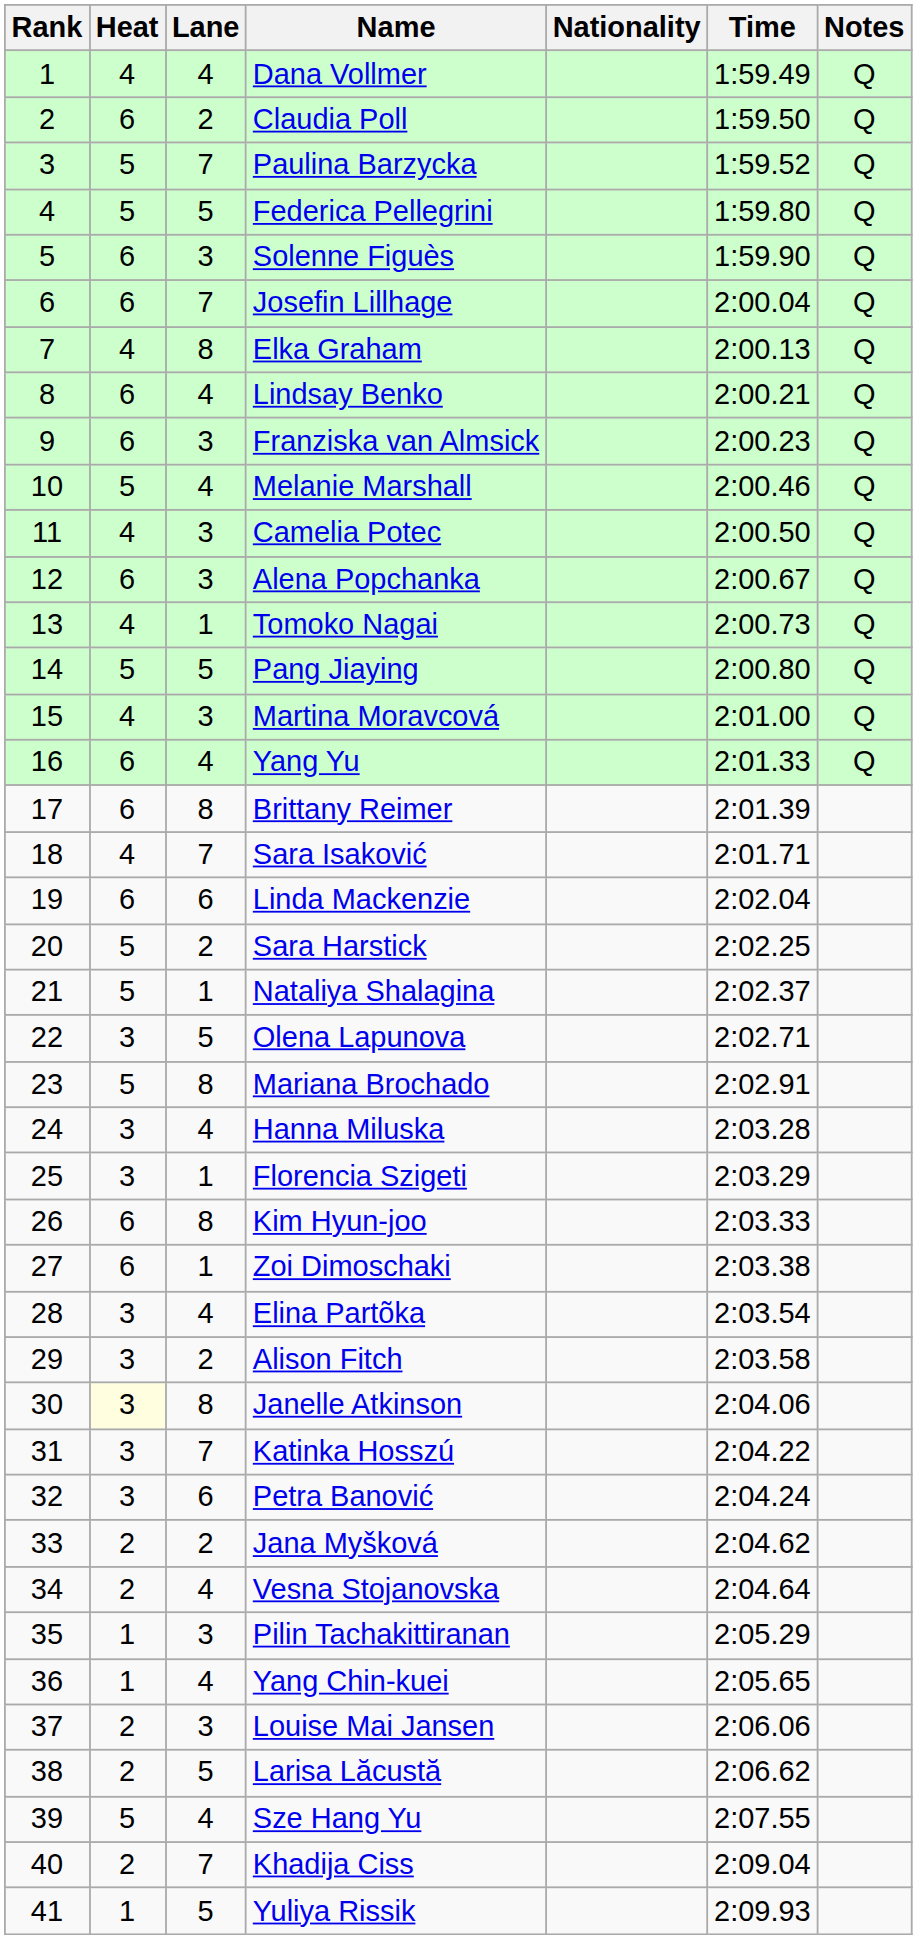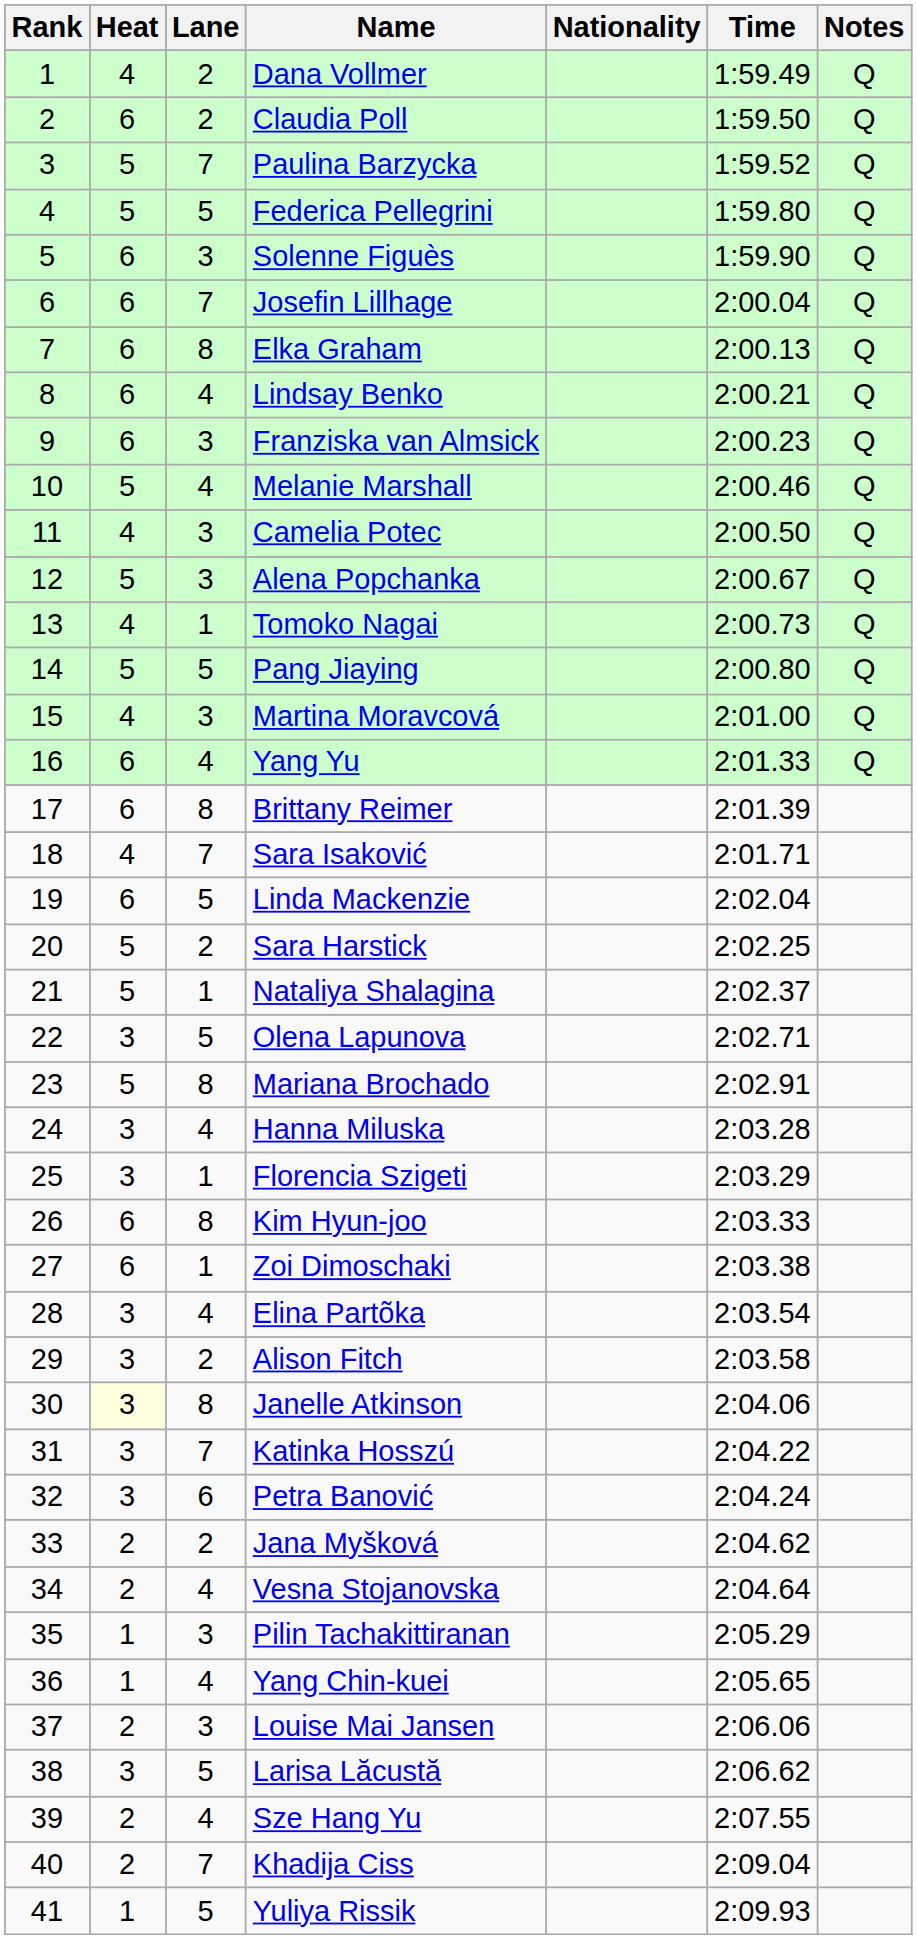(206, 73) 4 -> (206, 73) 2
(127, 348) 4 -> (127, 348) 6
(127, 578) 6 -> (127, 578) 5
(206, 900) 6 -> (206, 900) 5
(127, 1772) 2 -> (127, 1772) 3
(127, 1818) 5 -> (127, 1818) 2
